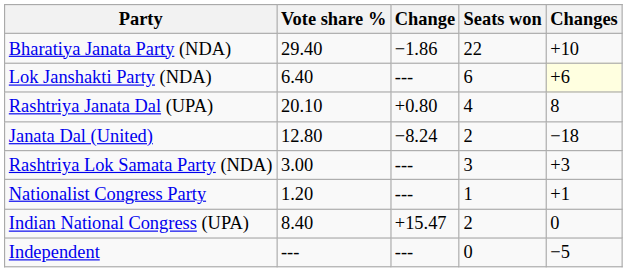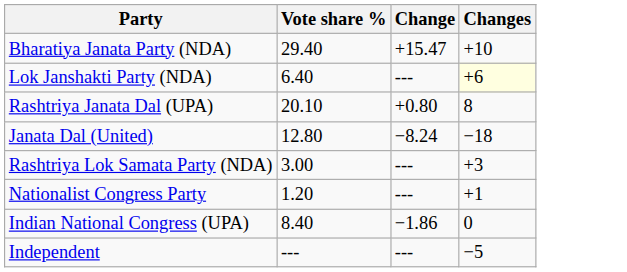- column: (503, 19)
(416, 48) −1.86 -> (421, 48) +15.47
(421, 223) +15.47 -> (416, 223) −1.86
